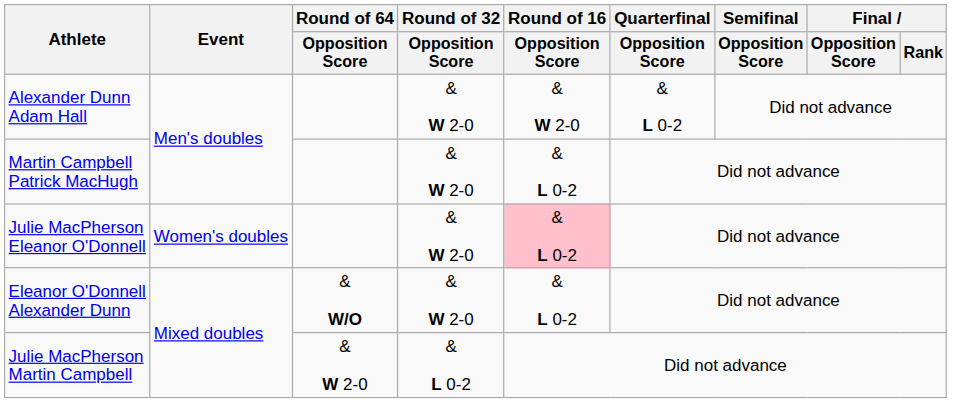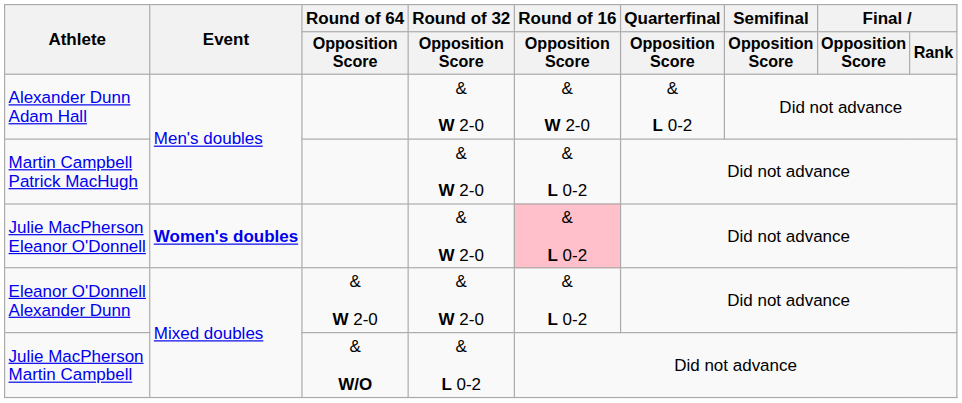(221, 236) normal -> (226, 236) bold
(345, 301) & W/O -> (355, 301) & W 2-0
(345, 366) & W 2-0 -> (355, 366) & W/O
